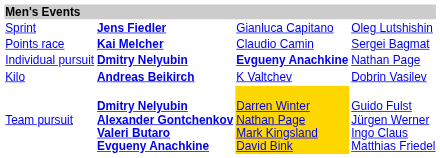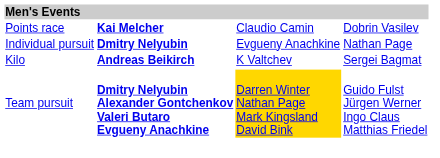- row: (21, 28)
(390, 44) Sergei Bagmat -> (381, 28) Dobrin Vasilev
(292, 60) bold -> (288, 44) normal
(389, 77) Dobrin Vasilev -> (382, 60) Sergei Bagmat
